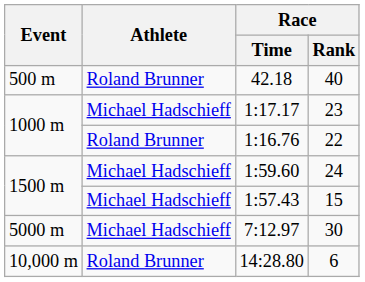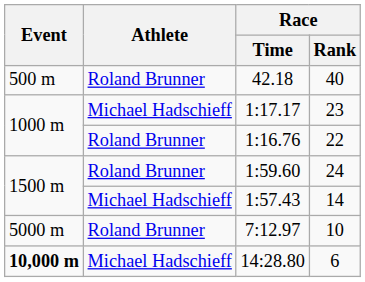(159, 170) Michael Hadschieff -> (146, 170) Roland Brunner
(334, 200) 15 -> (335, 200) 14
(159, 231) Michael Hadschieff -> (146, 231) Roland Brunner
(334, 231) 30 -> (335, 231) 10
(43, 261) normal -> (44, 261) bold
(145, 261) Roland Brunner -> (160, 261) Michael Hadschieff
